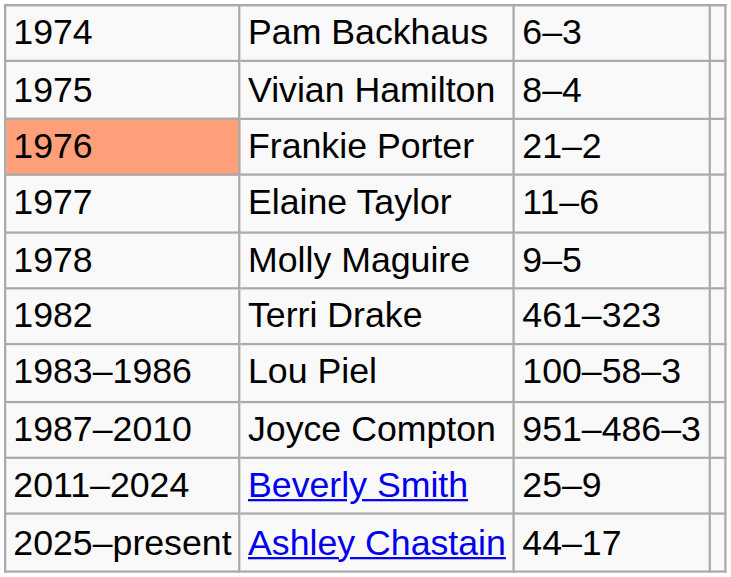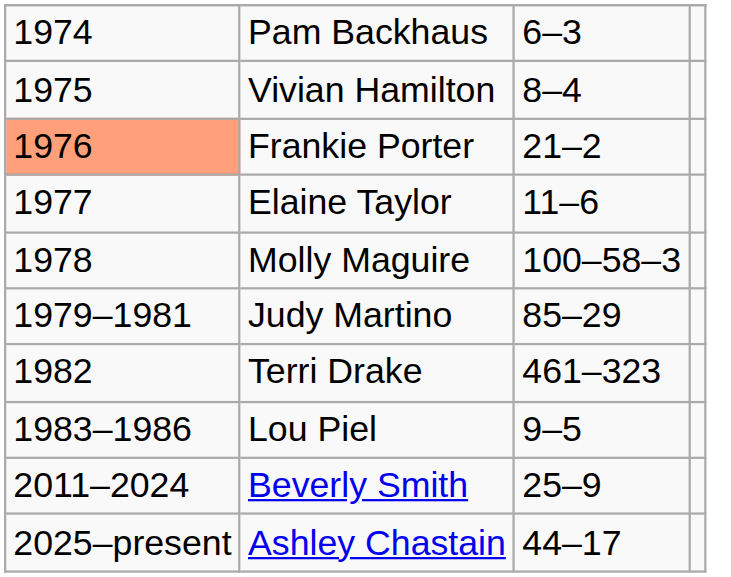(552, 259) 9–5 -> (602, 259) 100–58–3
+ row: (350, 315)
(602, 372) 100–58–3 -> (552, 428) 9–5
- row: (372, 428)
